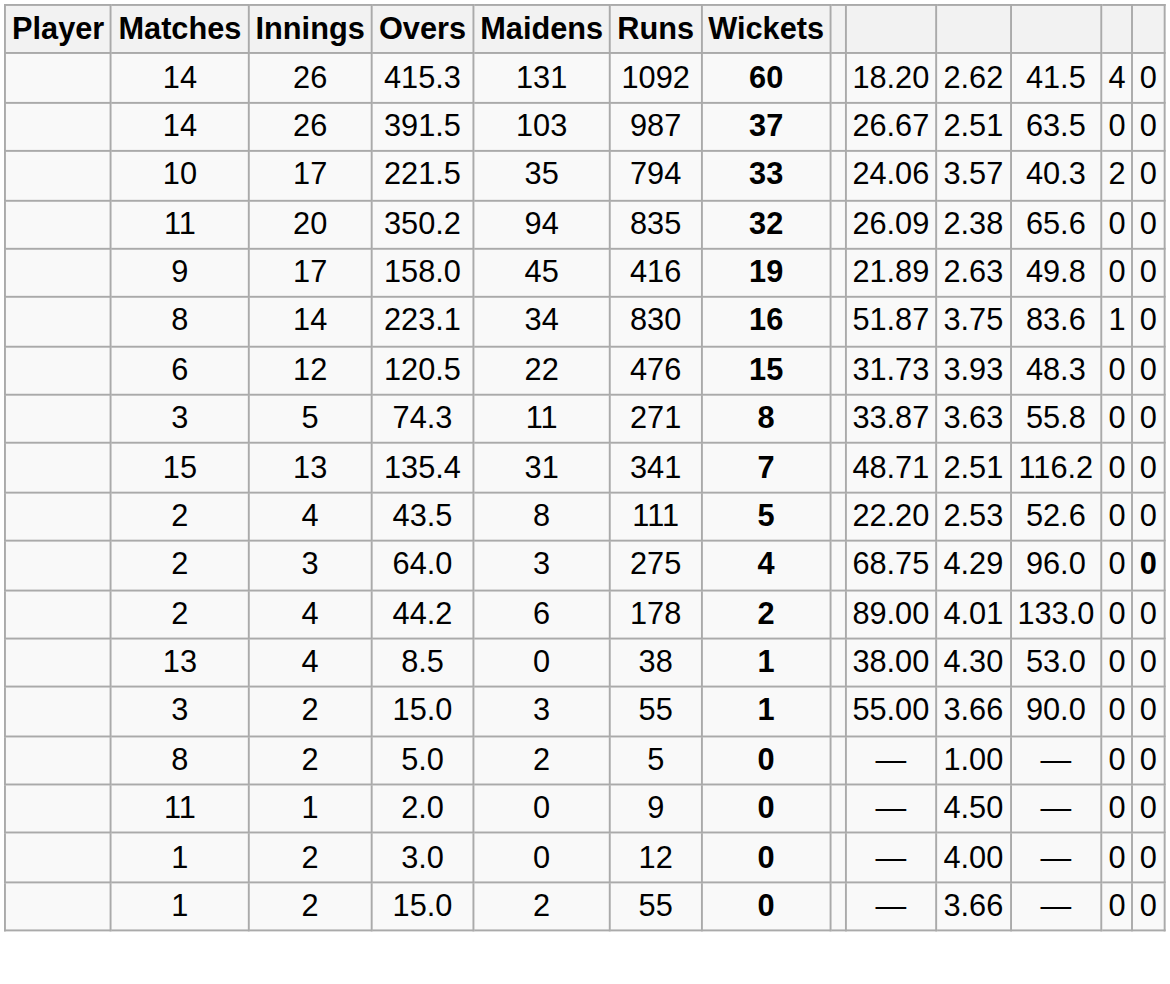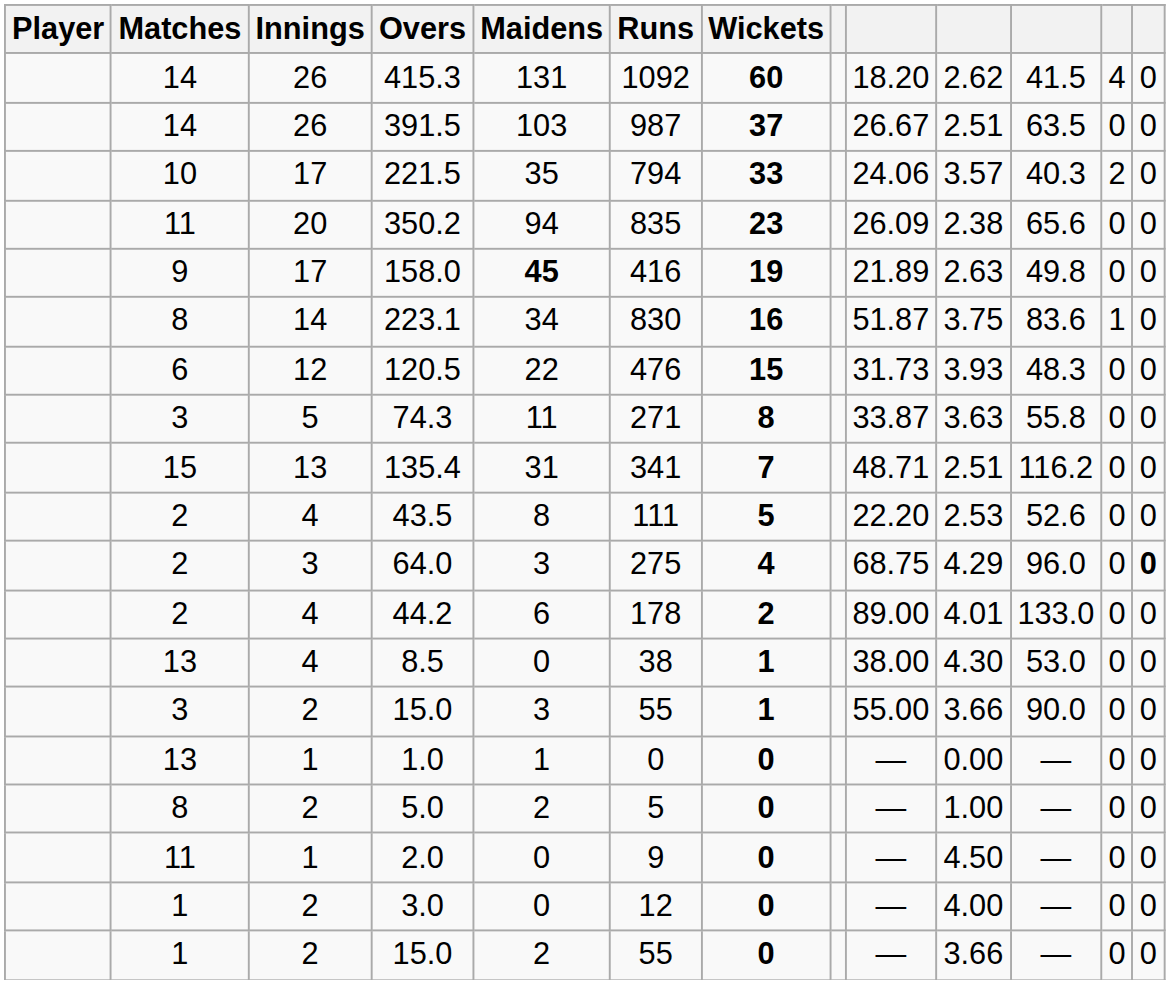(766, 223) 32 -> (766, 223) 23
(542, 272) normal -> (542, 272) bold
+ row: (180, 759)
